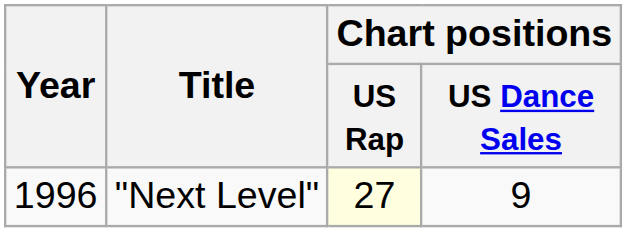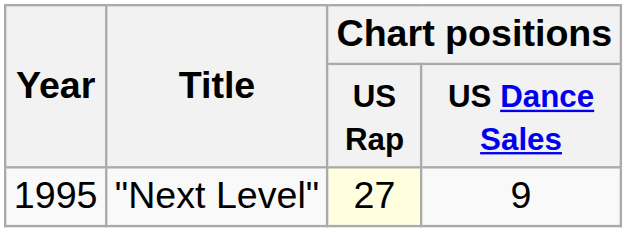(56, 195) 1996 -> (56, 195) 1995
